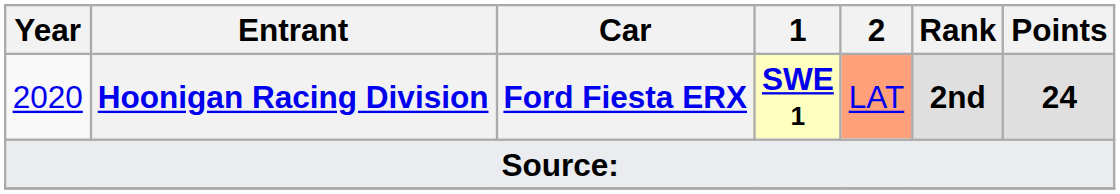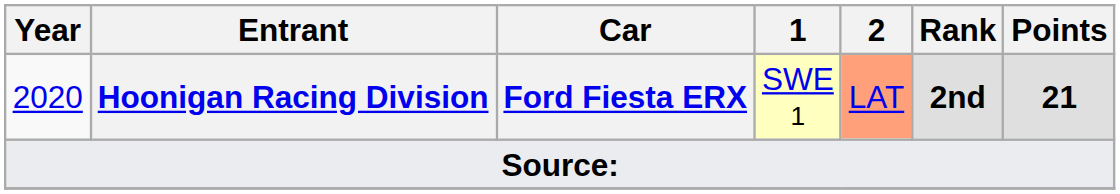(798, 97) bold -> (798, 96) normal
(1059, 97) 24 -> (1059, 97) 21
